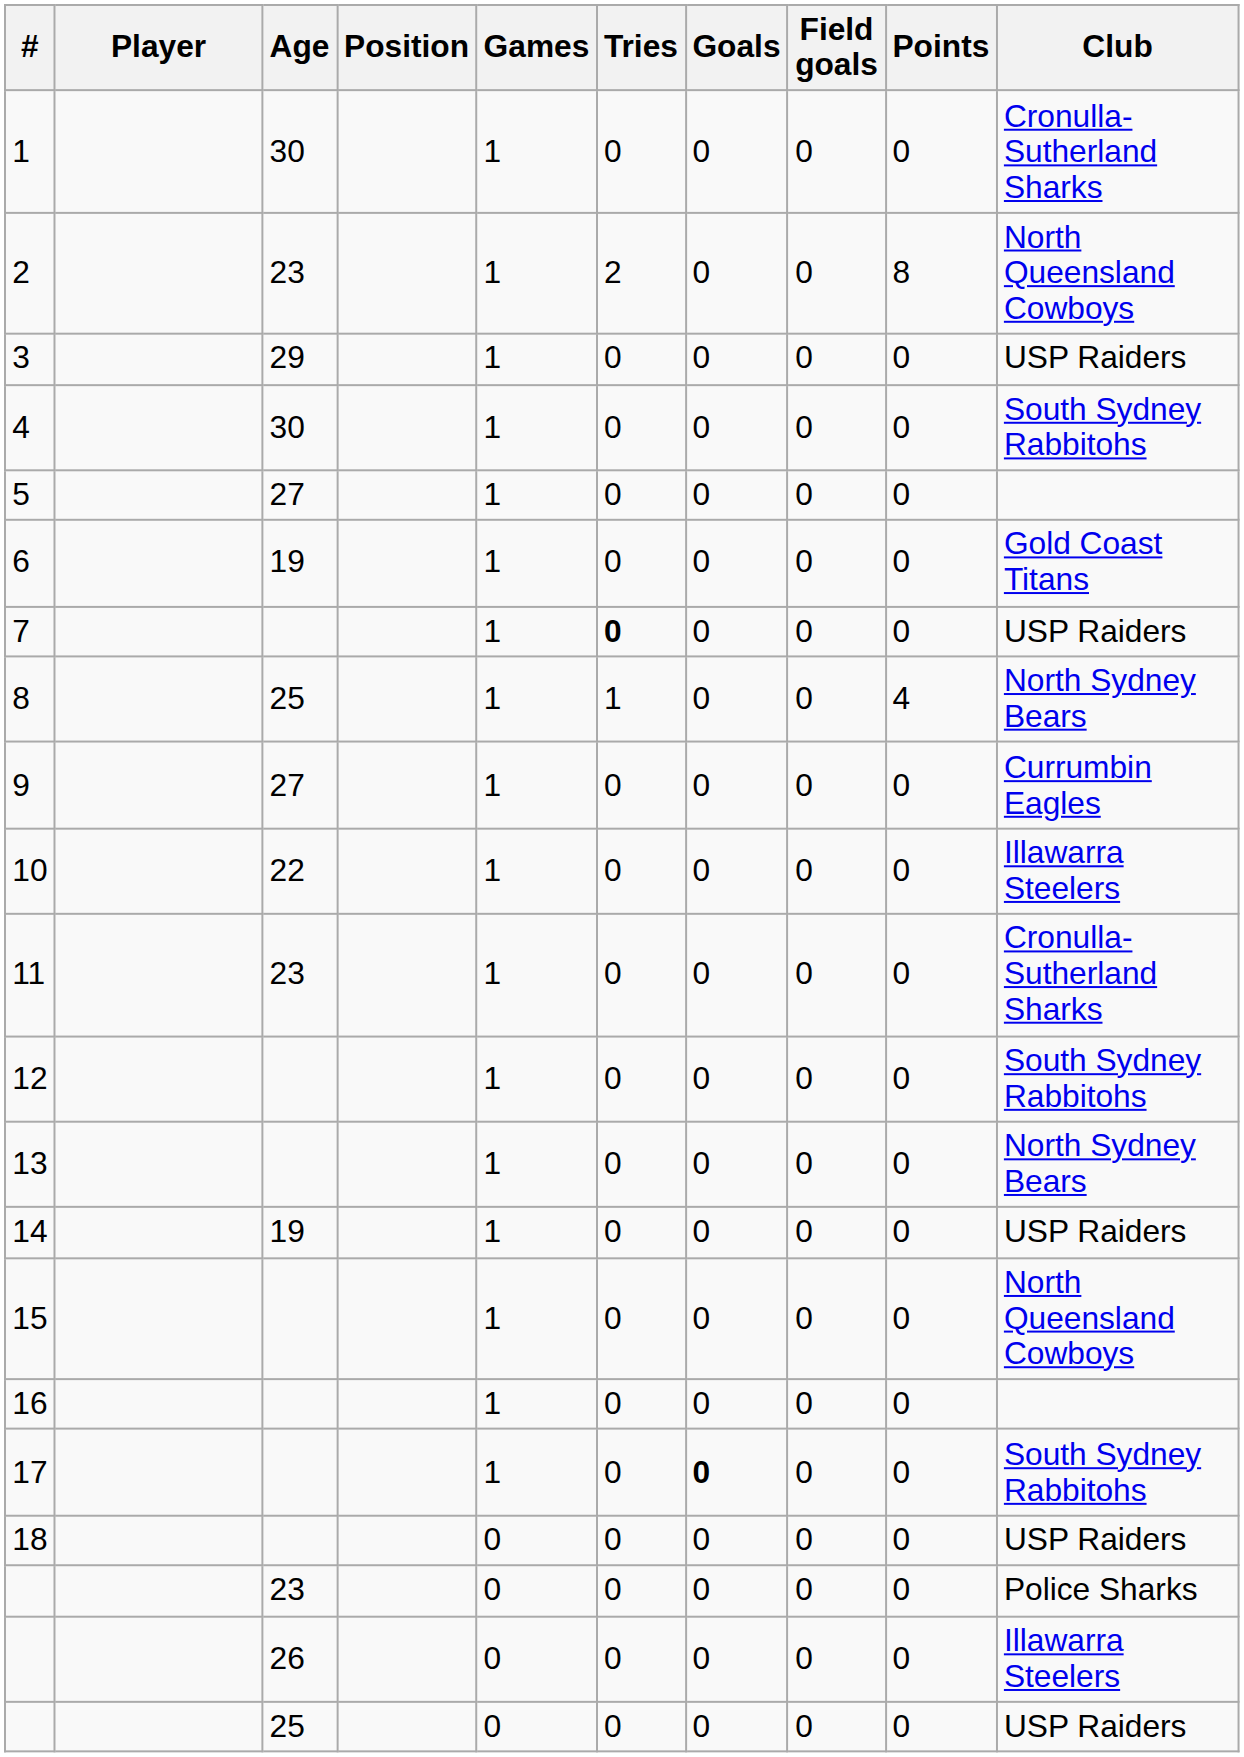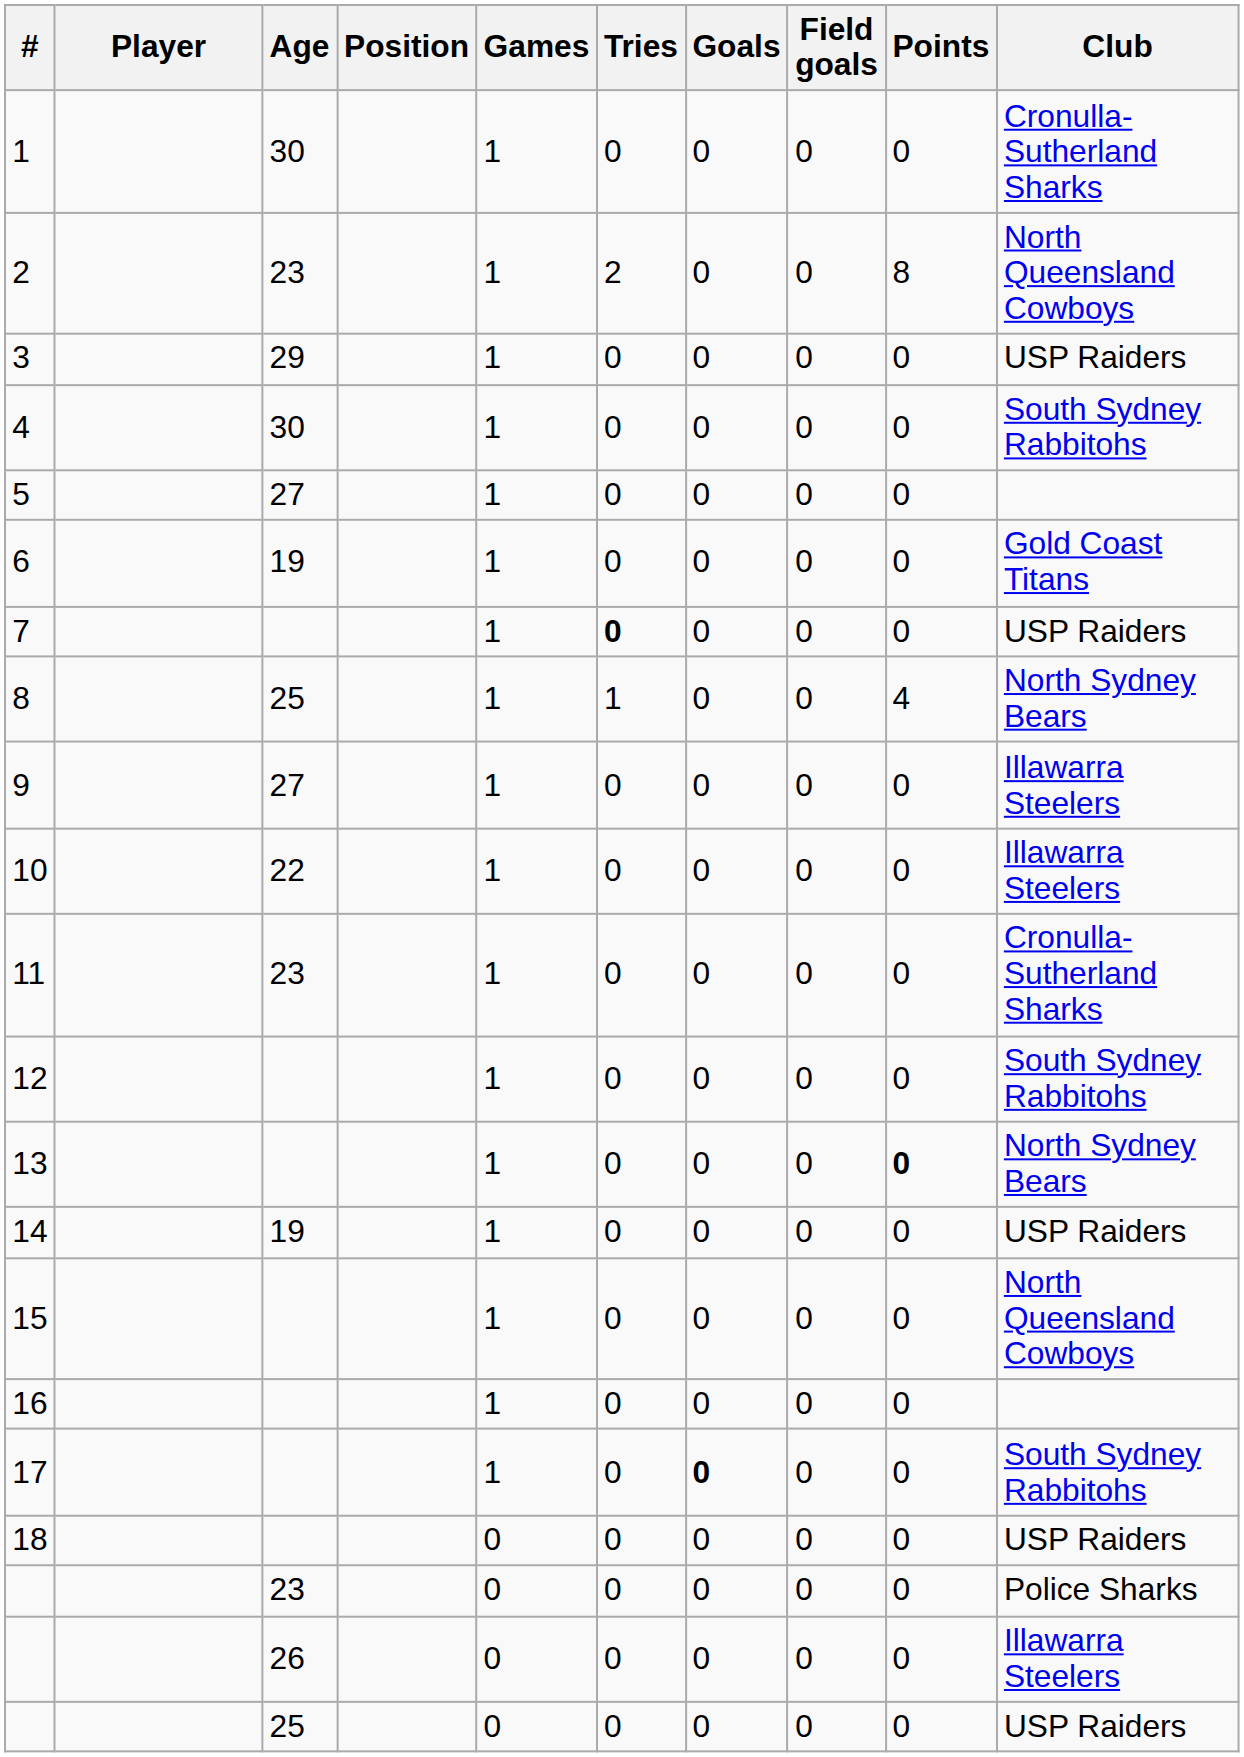(1078, 784) Currumbin Eagles -> (1064, 784) Illawarra Steelers
(901, 1163) normal -> (901, 1163) bold
